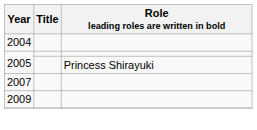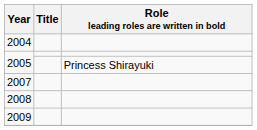+ row: (19, 100)
